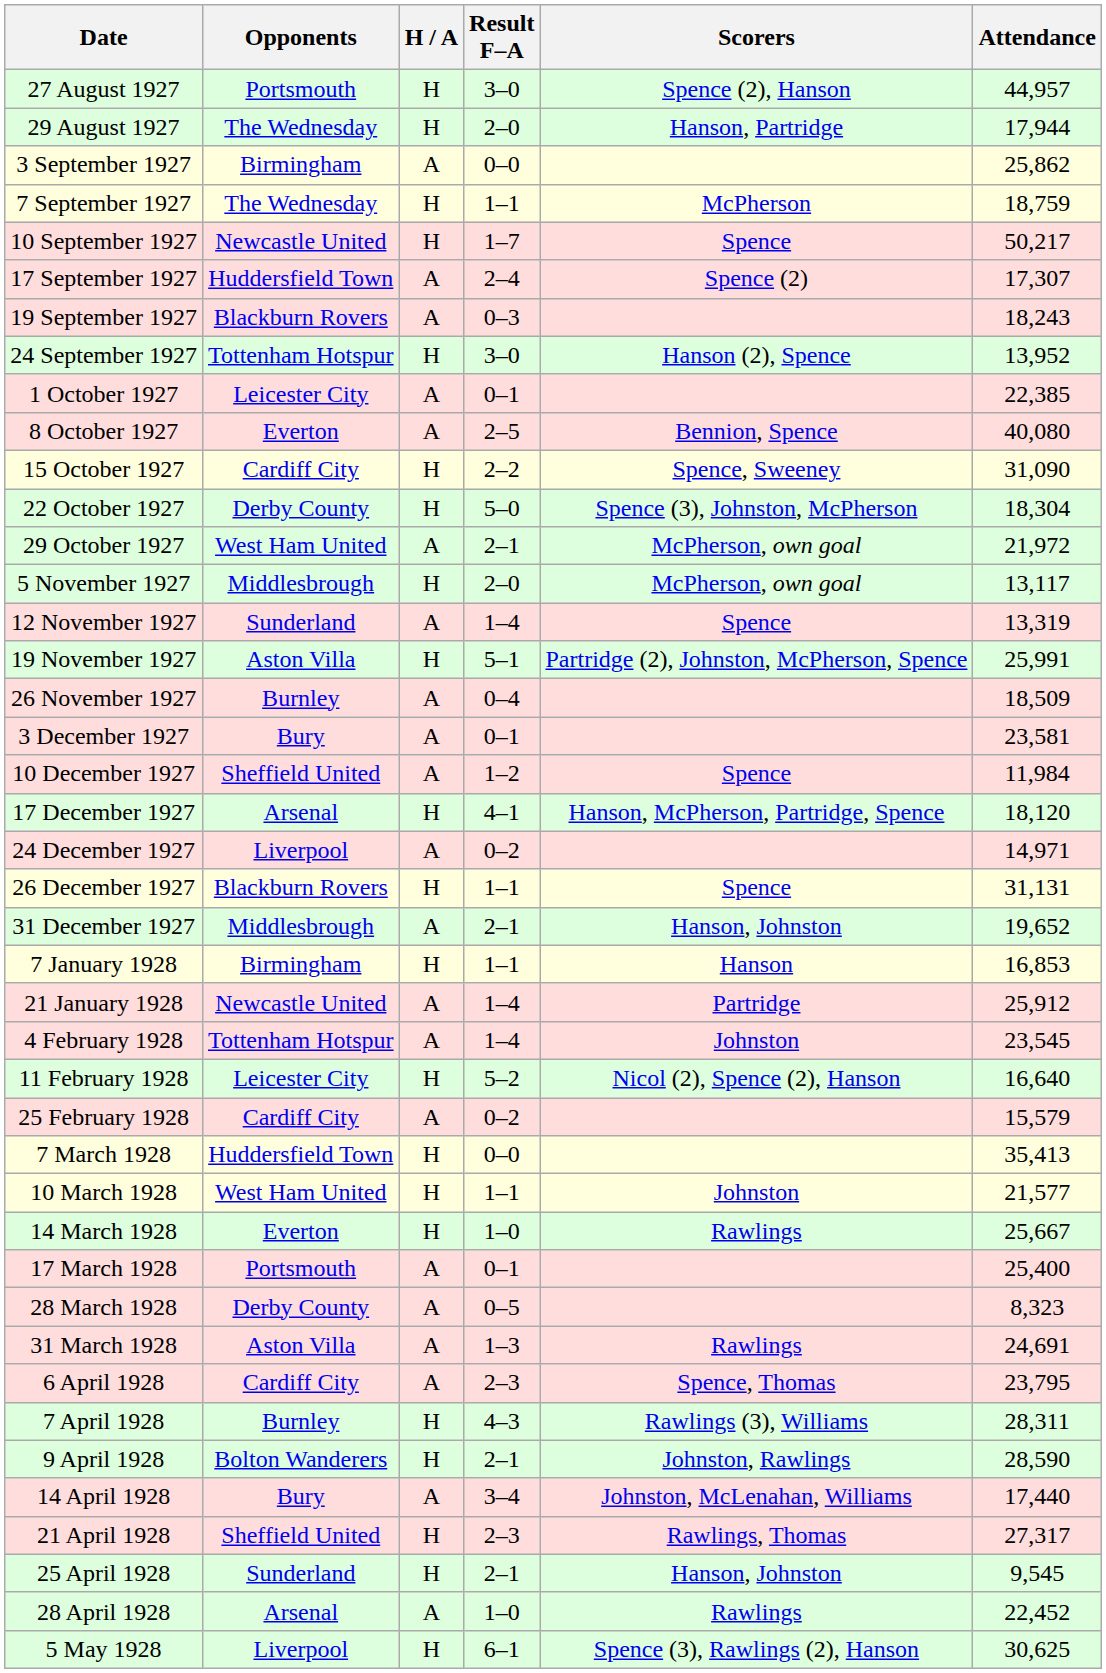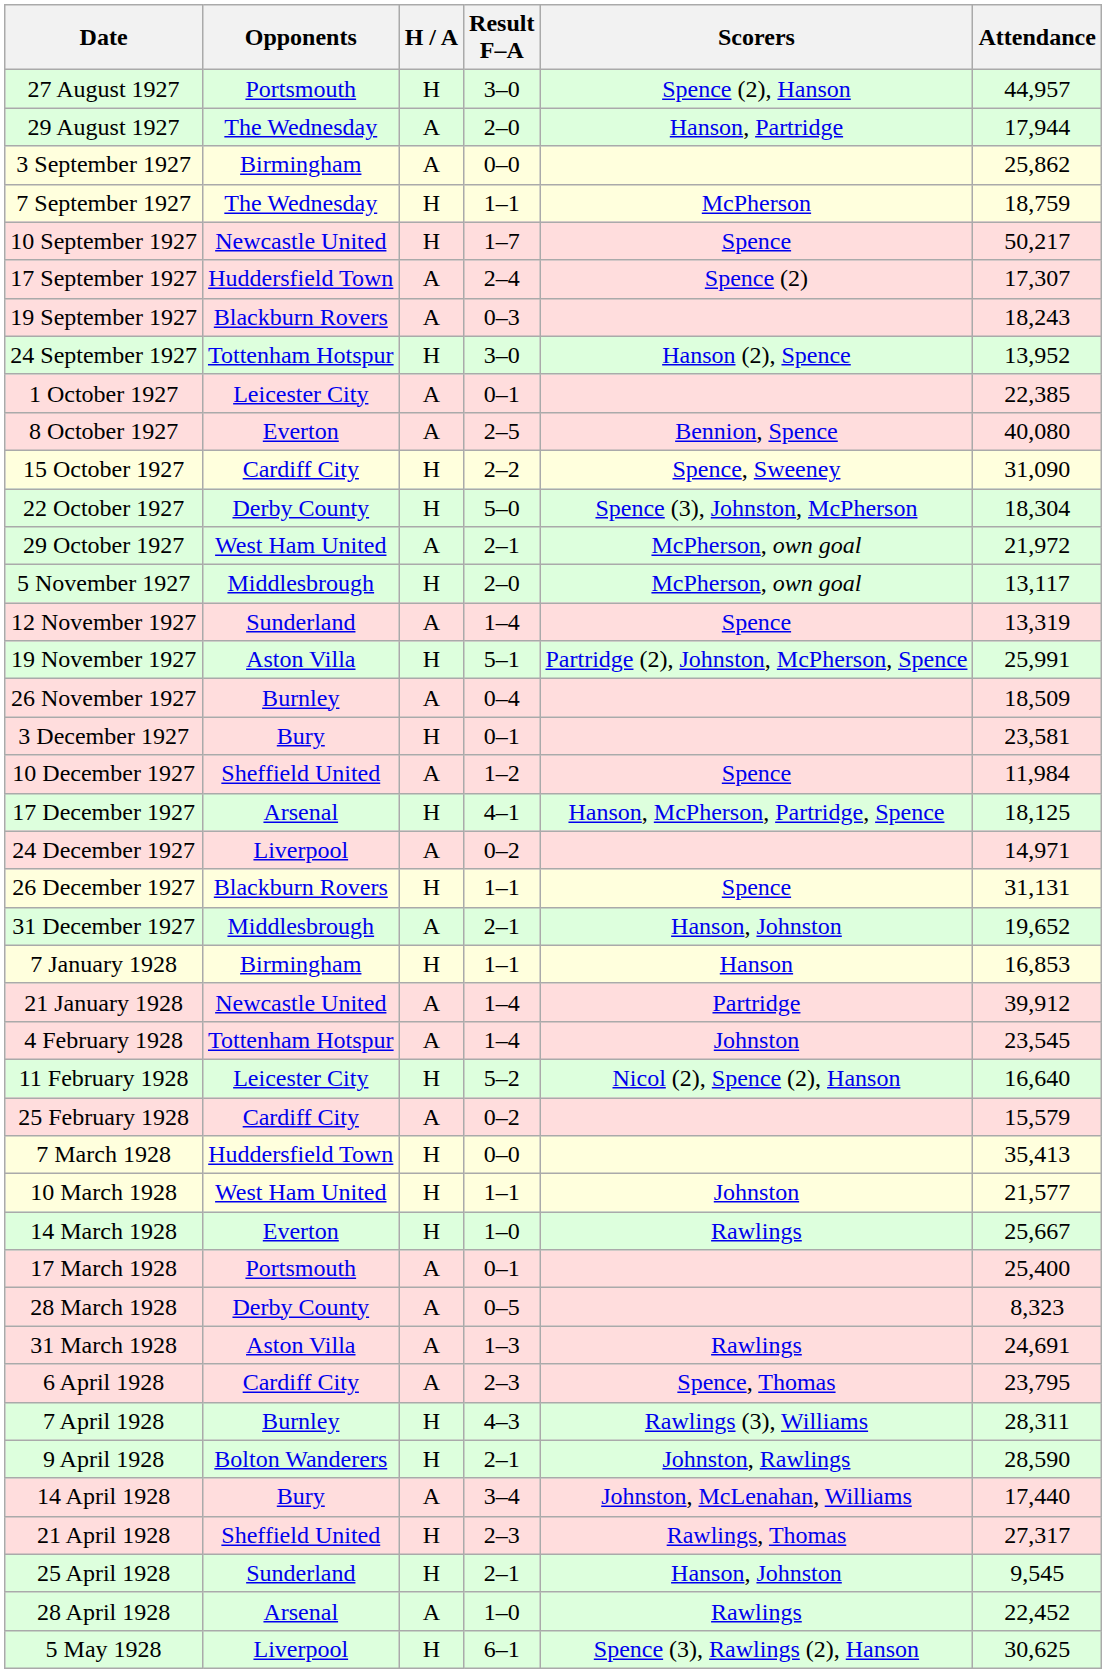(431, 126) H -> (431, 126) A
(431, 735) A -> (431, 735) H
(1037, 811) 18,120 -> (1037, 811) 18,125
(1037, 1002) 25,912 -> (1037, 1002) 39,912
